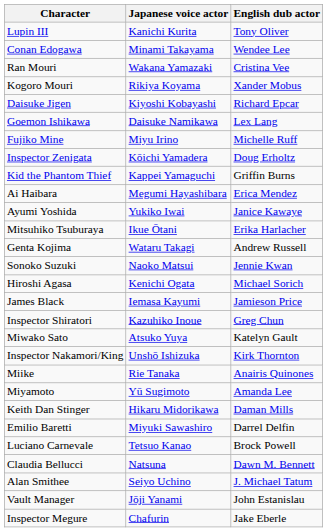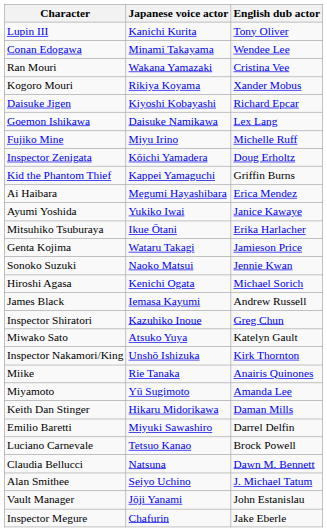(270, 247) Andrew Russell -> (268, 247) Jamieson Price
(268, 301) Jamieson Price -> (270, 301) Andrew Russell
